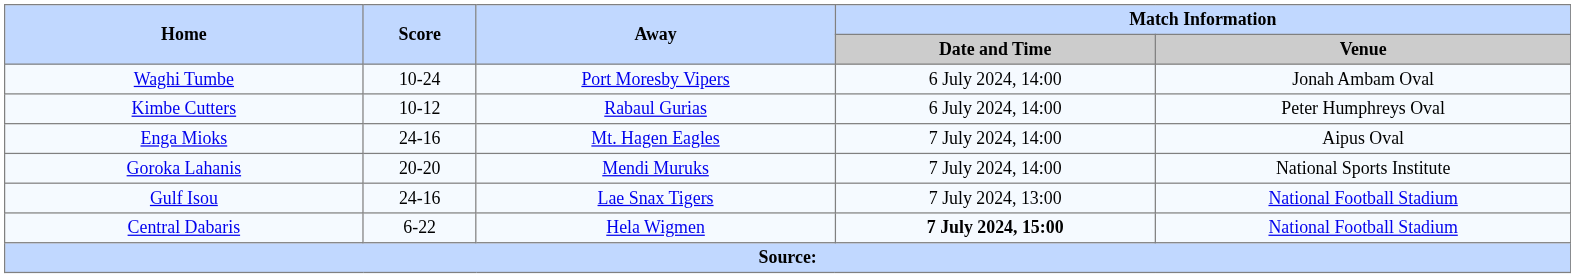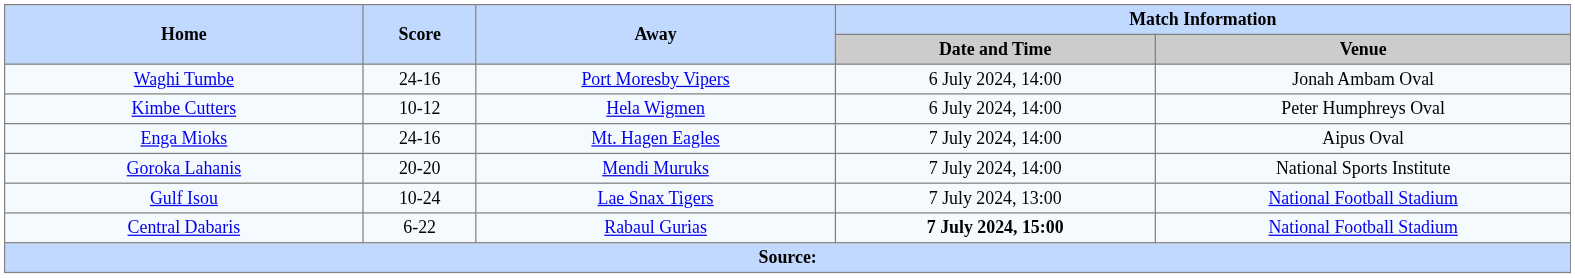(420, 78) 10-24 -> (420, 78) 24-16
(656, 108) Rabaul Gurias -> (656, 108) Hela Wigmen
(420, 197) 24-16 -> (420, 197) 10-24
(656, 227) Hela Wigmen -> (656, 227) Rabaul Gurias
